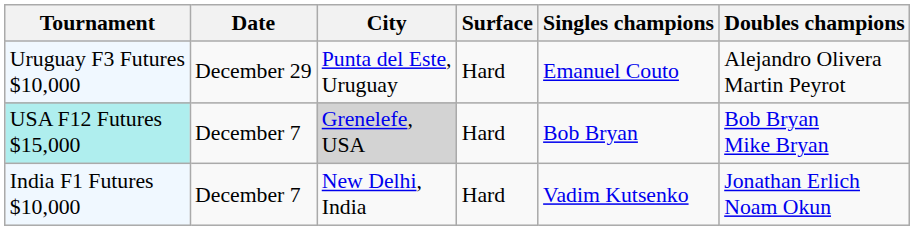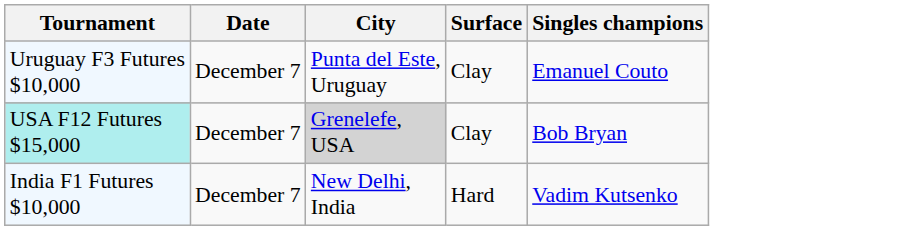- column: (814, 22)
(253, 71) December 29 -> (248, 71) December 7
(483, 71) Hard -> (471, 71) Clay
(483, 133) Hard -> (471, 133) Clay
